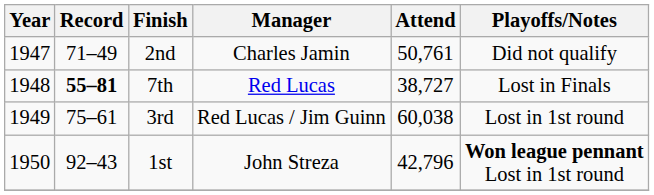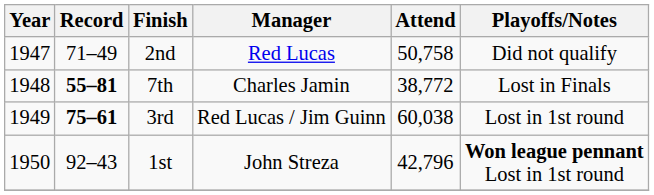(291, 53) Charles Jamin -> (291, 53) Red Lucas
(425, 53) 50,761 -> (425, 53) 50,758
(291, 85) Red Lucas -> (291, 85) Charles Jamin
(425, 85) 38,727 -> (425, 85) 38,772
(92, 118) normal -> (92, 118) bold
